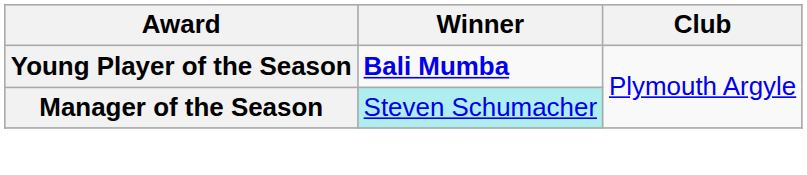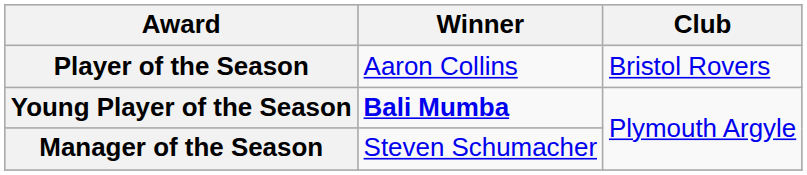+ row: (181, 66)
(480, 107) paleturquoise background -> (480, 148) no background
